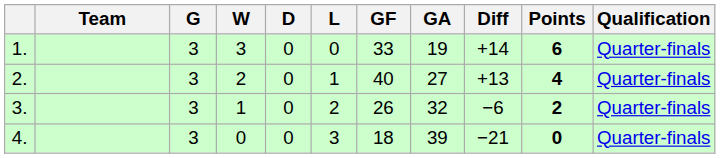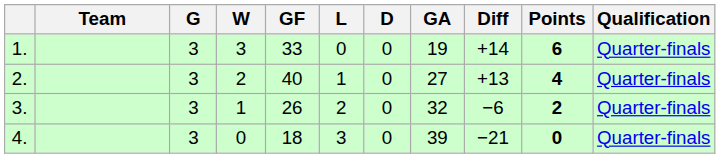columns swapped: (288, 19) <-> (383, 19)
